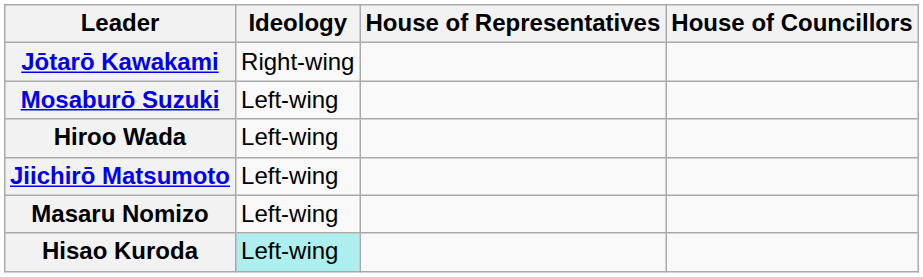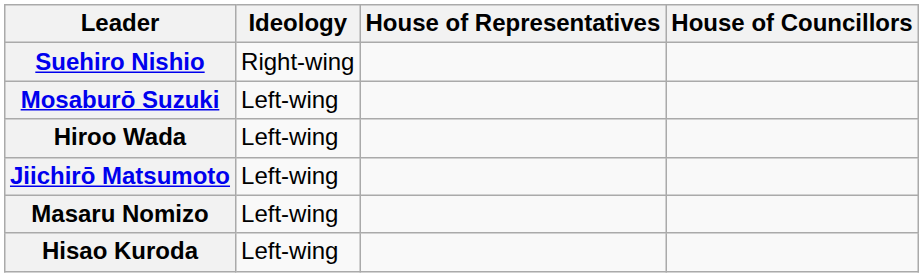+ row: (120, 61)
- row: (120, 61)
(290, 251) paleturquoise background -> (290, 251) no background
